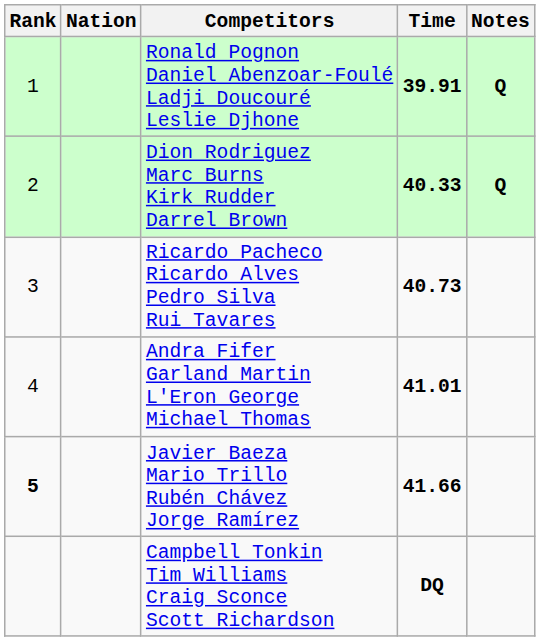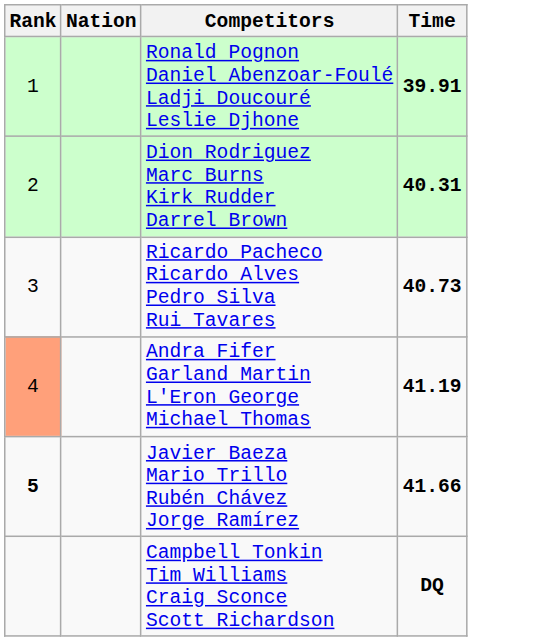- column: (500, 21)
(432, 187) 40.33 -> (432, 187) 40.31
(33, 387) no background -> (33, 387) lightsalmon background
(432, 387) 41.01 -> (432, 387) 41.19
